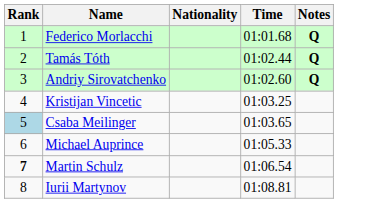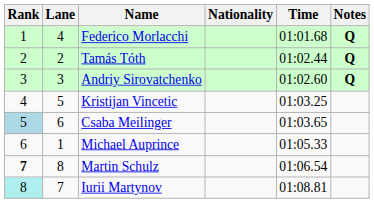+ column: (60, 15)
(23, 187) no background -> (23, 187) paleturquoise background
